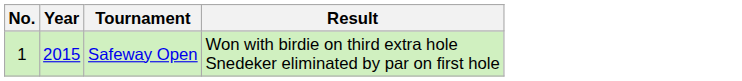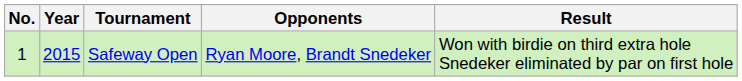+ column: (318, 18)
